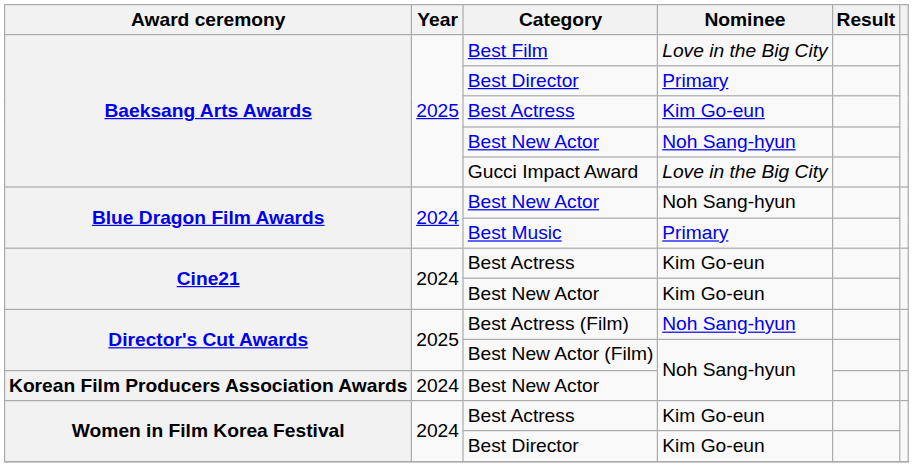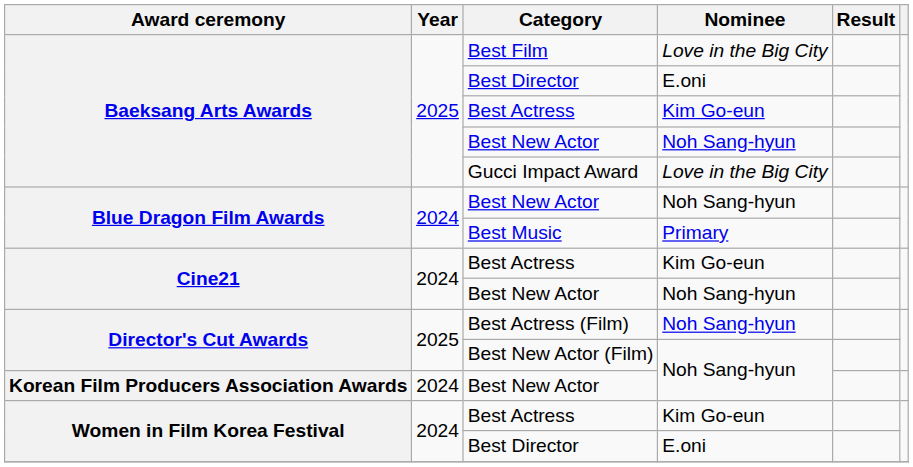(695, 80) Primary -> (684, 80) E.oni
(713, 293) Kim Go-eun -> (729, 293) Noh Sang-hyun
(713, 446) Kim Go-eun -> (684, 446) E.oni
